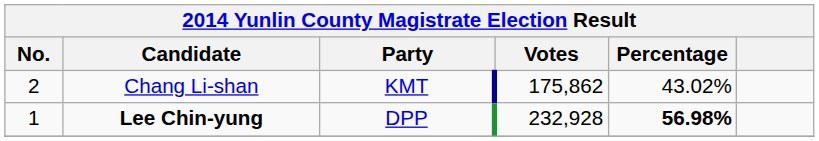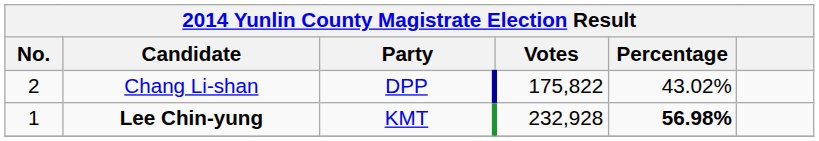(406, 86) KMT -> (406, 86) DPP
(566, 86) 175,862 -> (566, 86) 175,822
(406, 119) DPP -> (406, 119) KMT
